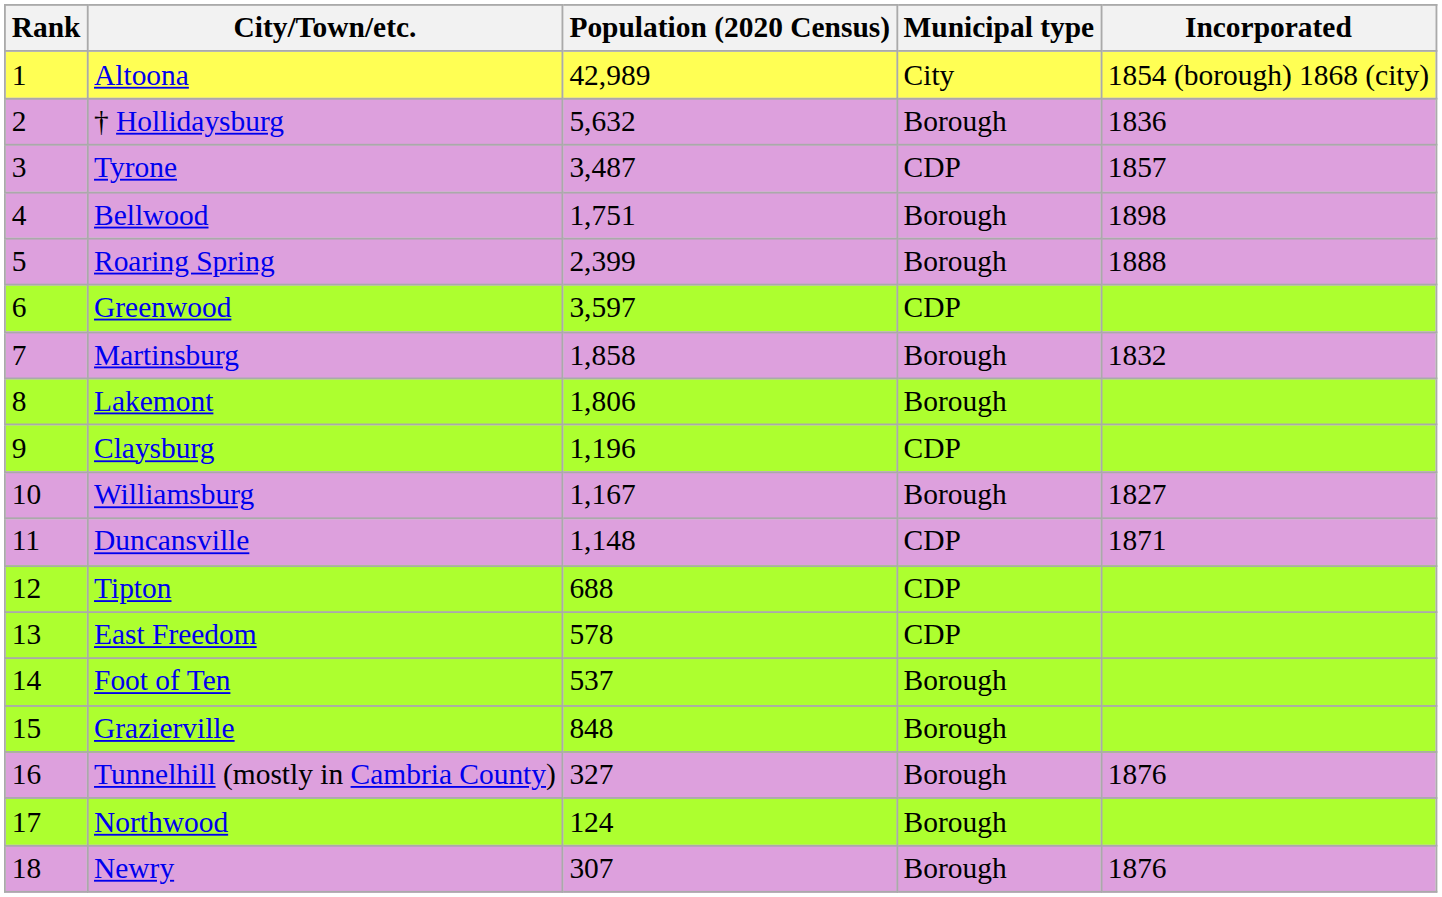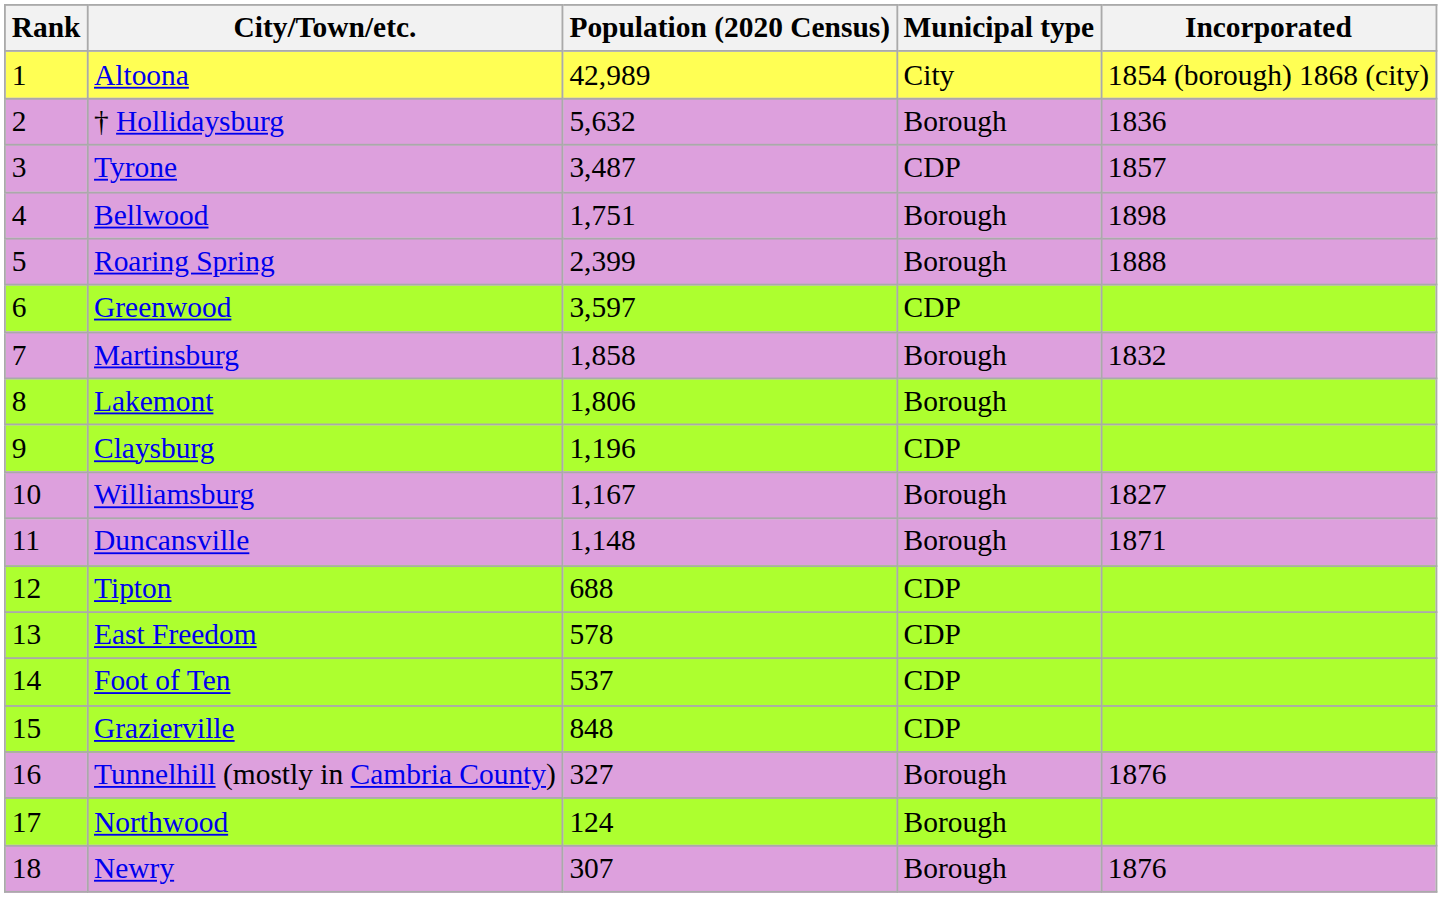(932, 541) CDP -> (955, 541) Borough
(955, 681) Borough -> (932, 681) CDP
(955, 728) Borough -> (932, 728) CDP
